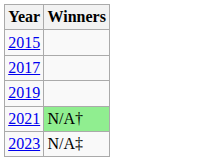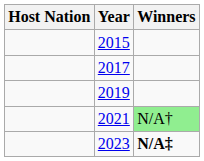+ column: (49, 17)
(65, 144) normal -> (155, 144) bold
